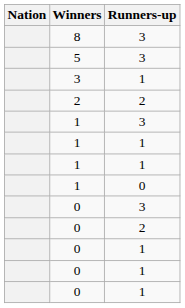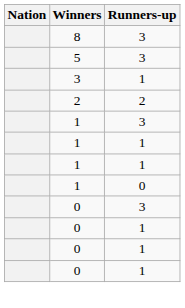- row: (77, 228)
